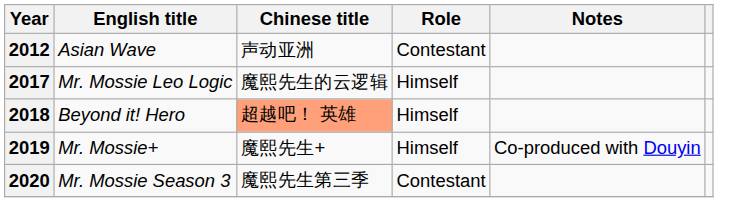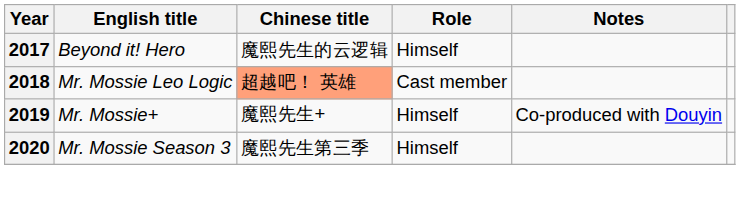- row: (29, 49)
(145, 82) Mr. Mossie Leo Logic -> (122, 49) Beyond it! Hero
(122, 115) Beyond it! Hero -> (145, 82) Mr. Mossie Leo Logic
(427, 115) Himself -> (452, 82) Cast member
(441, 180) Contestant -> (427, 147) Himself
